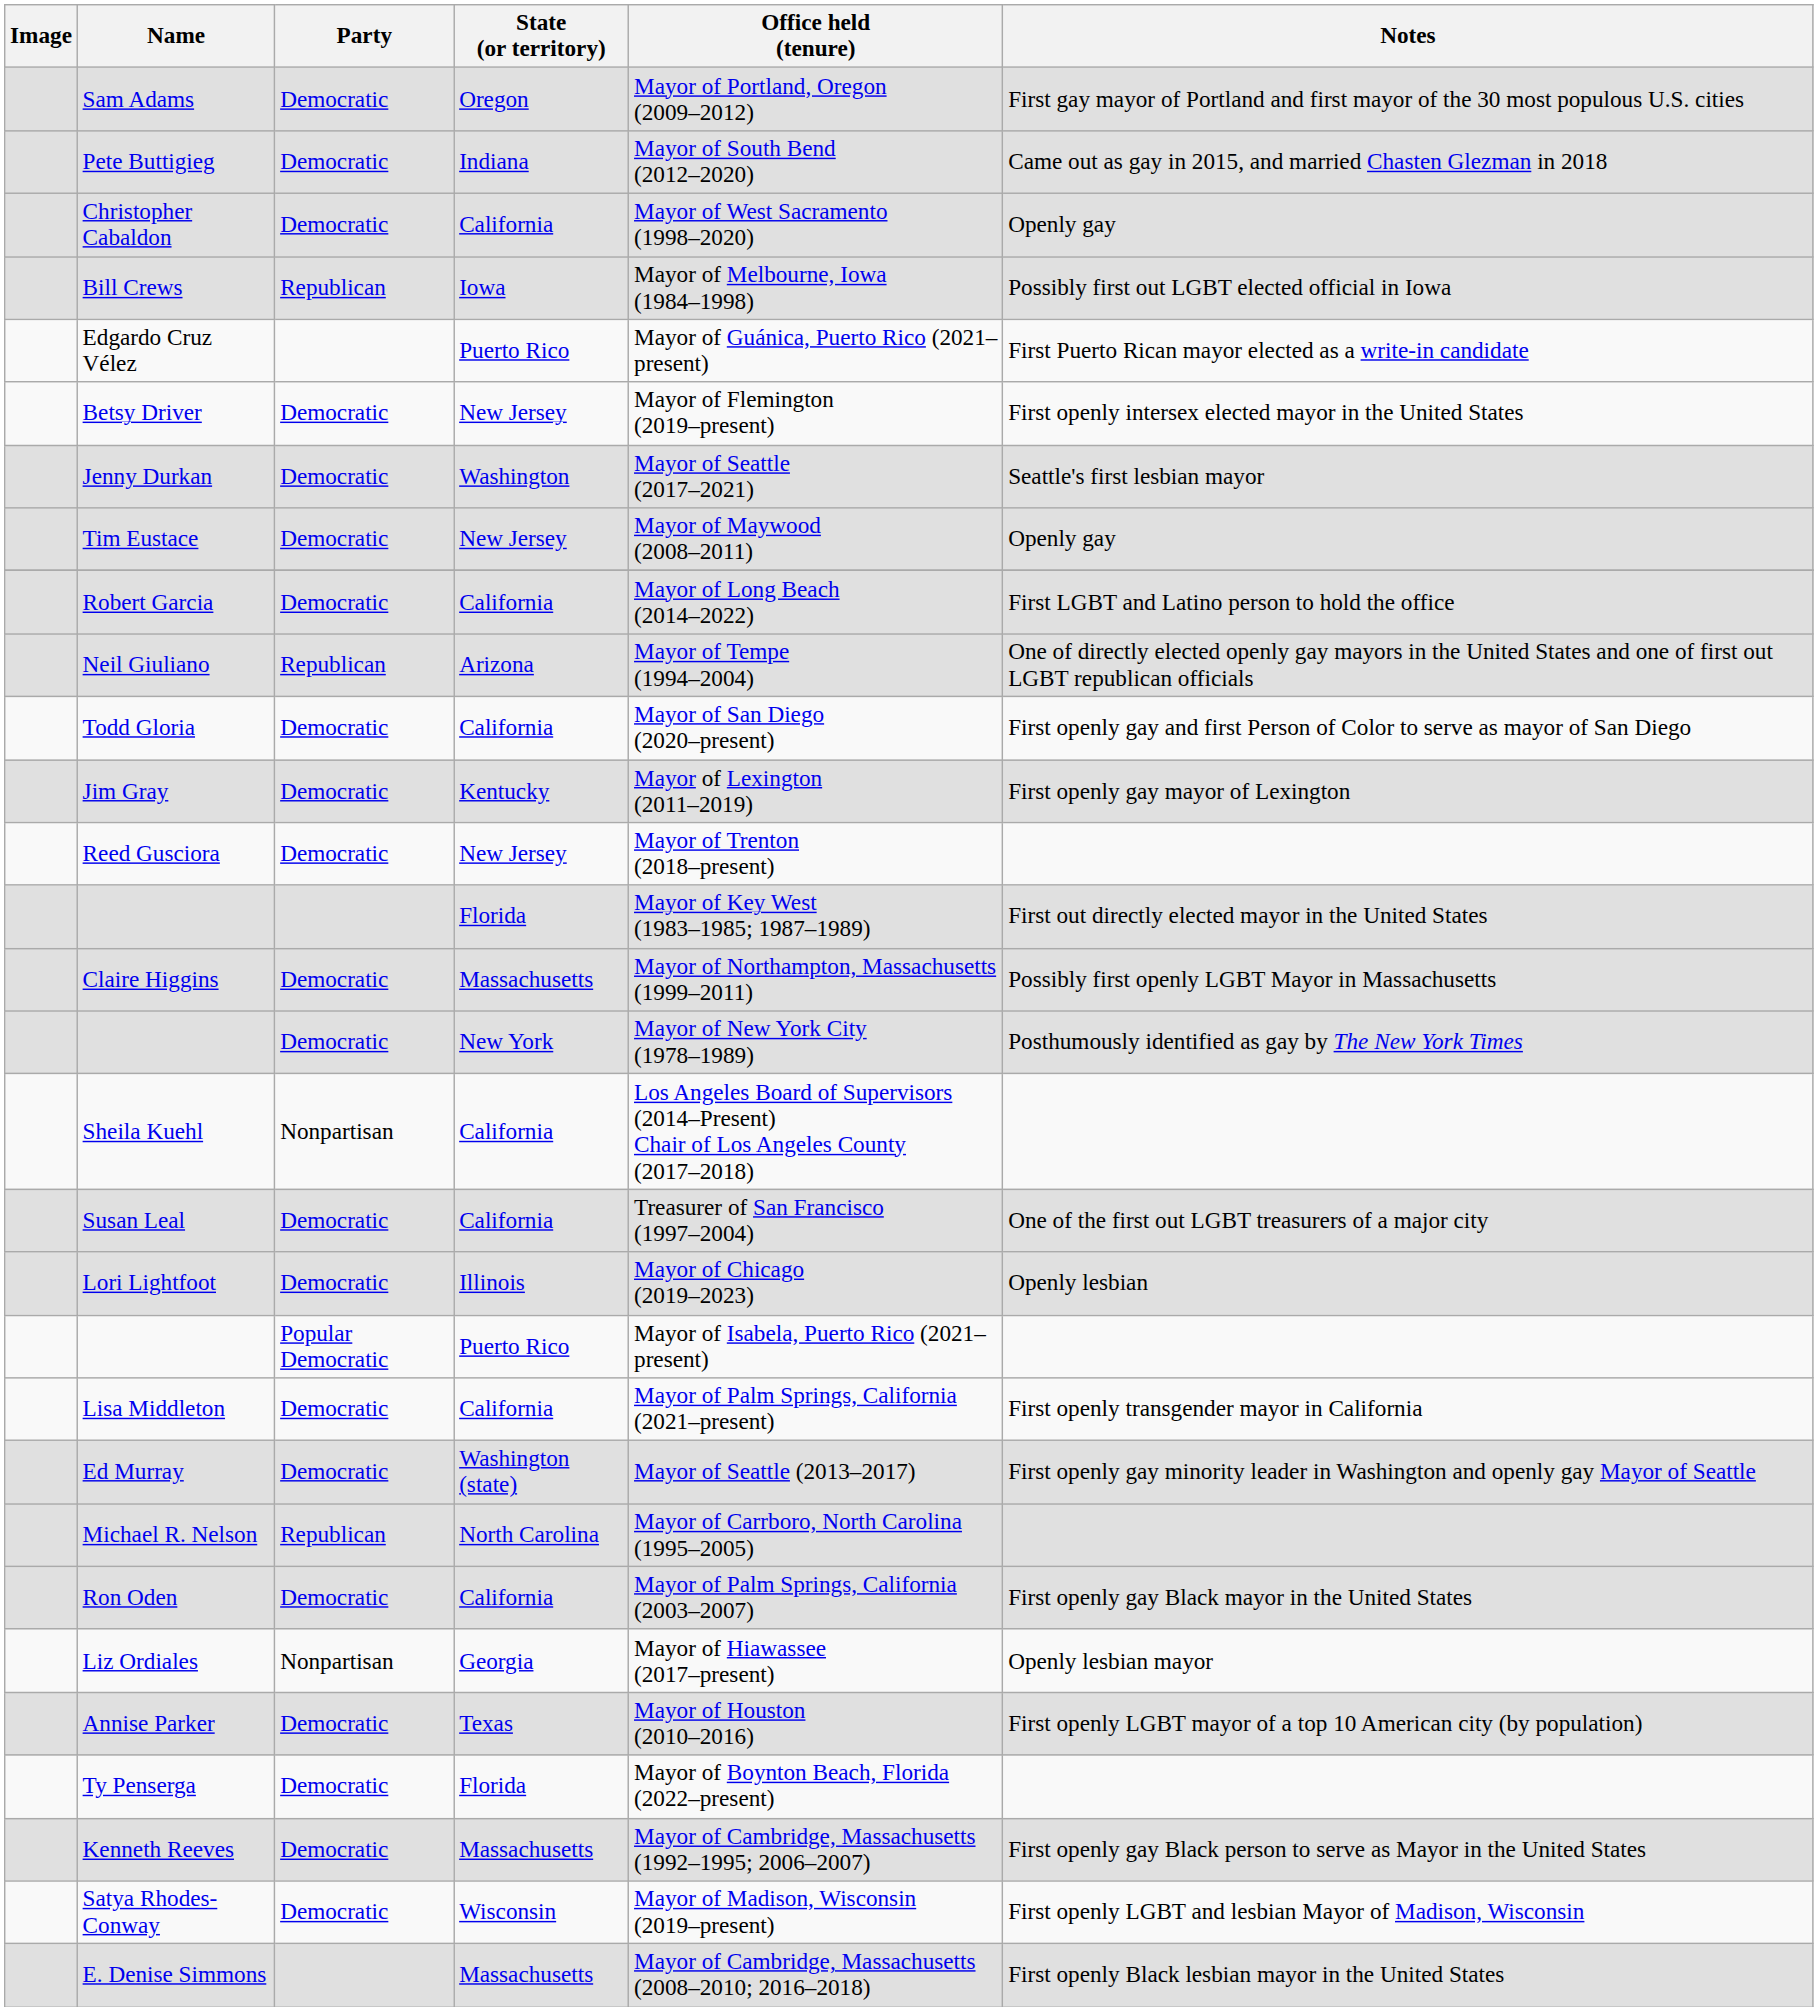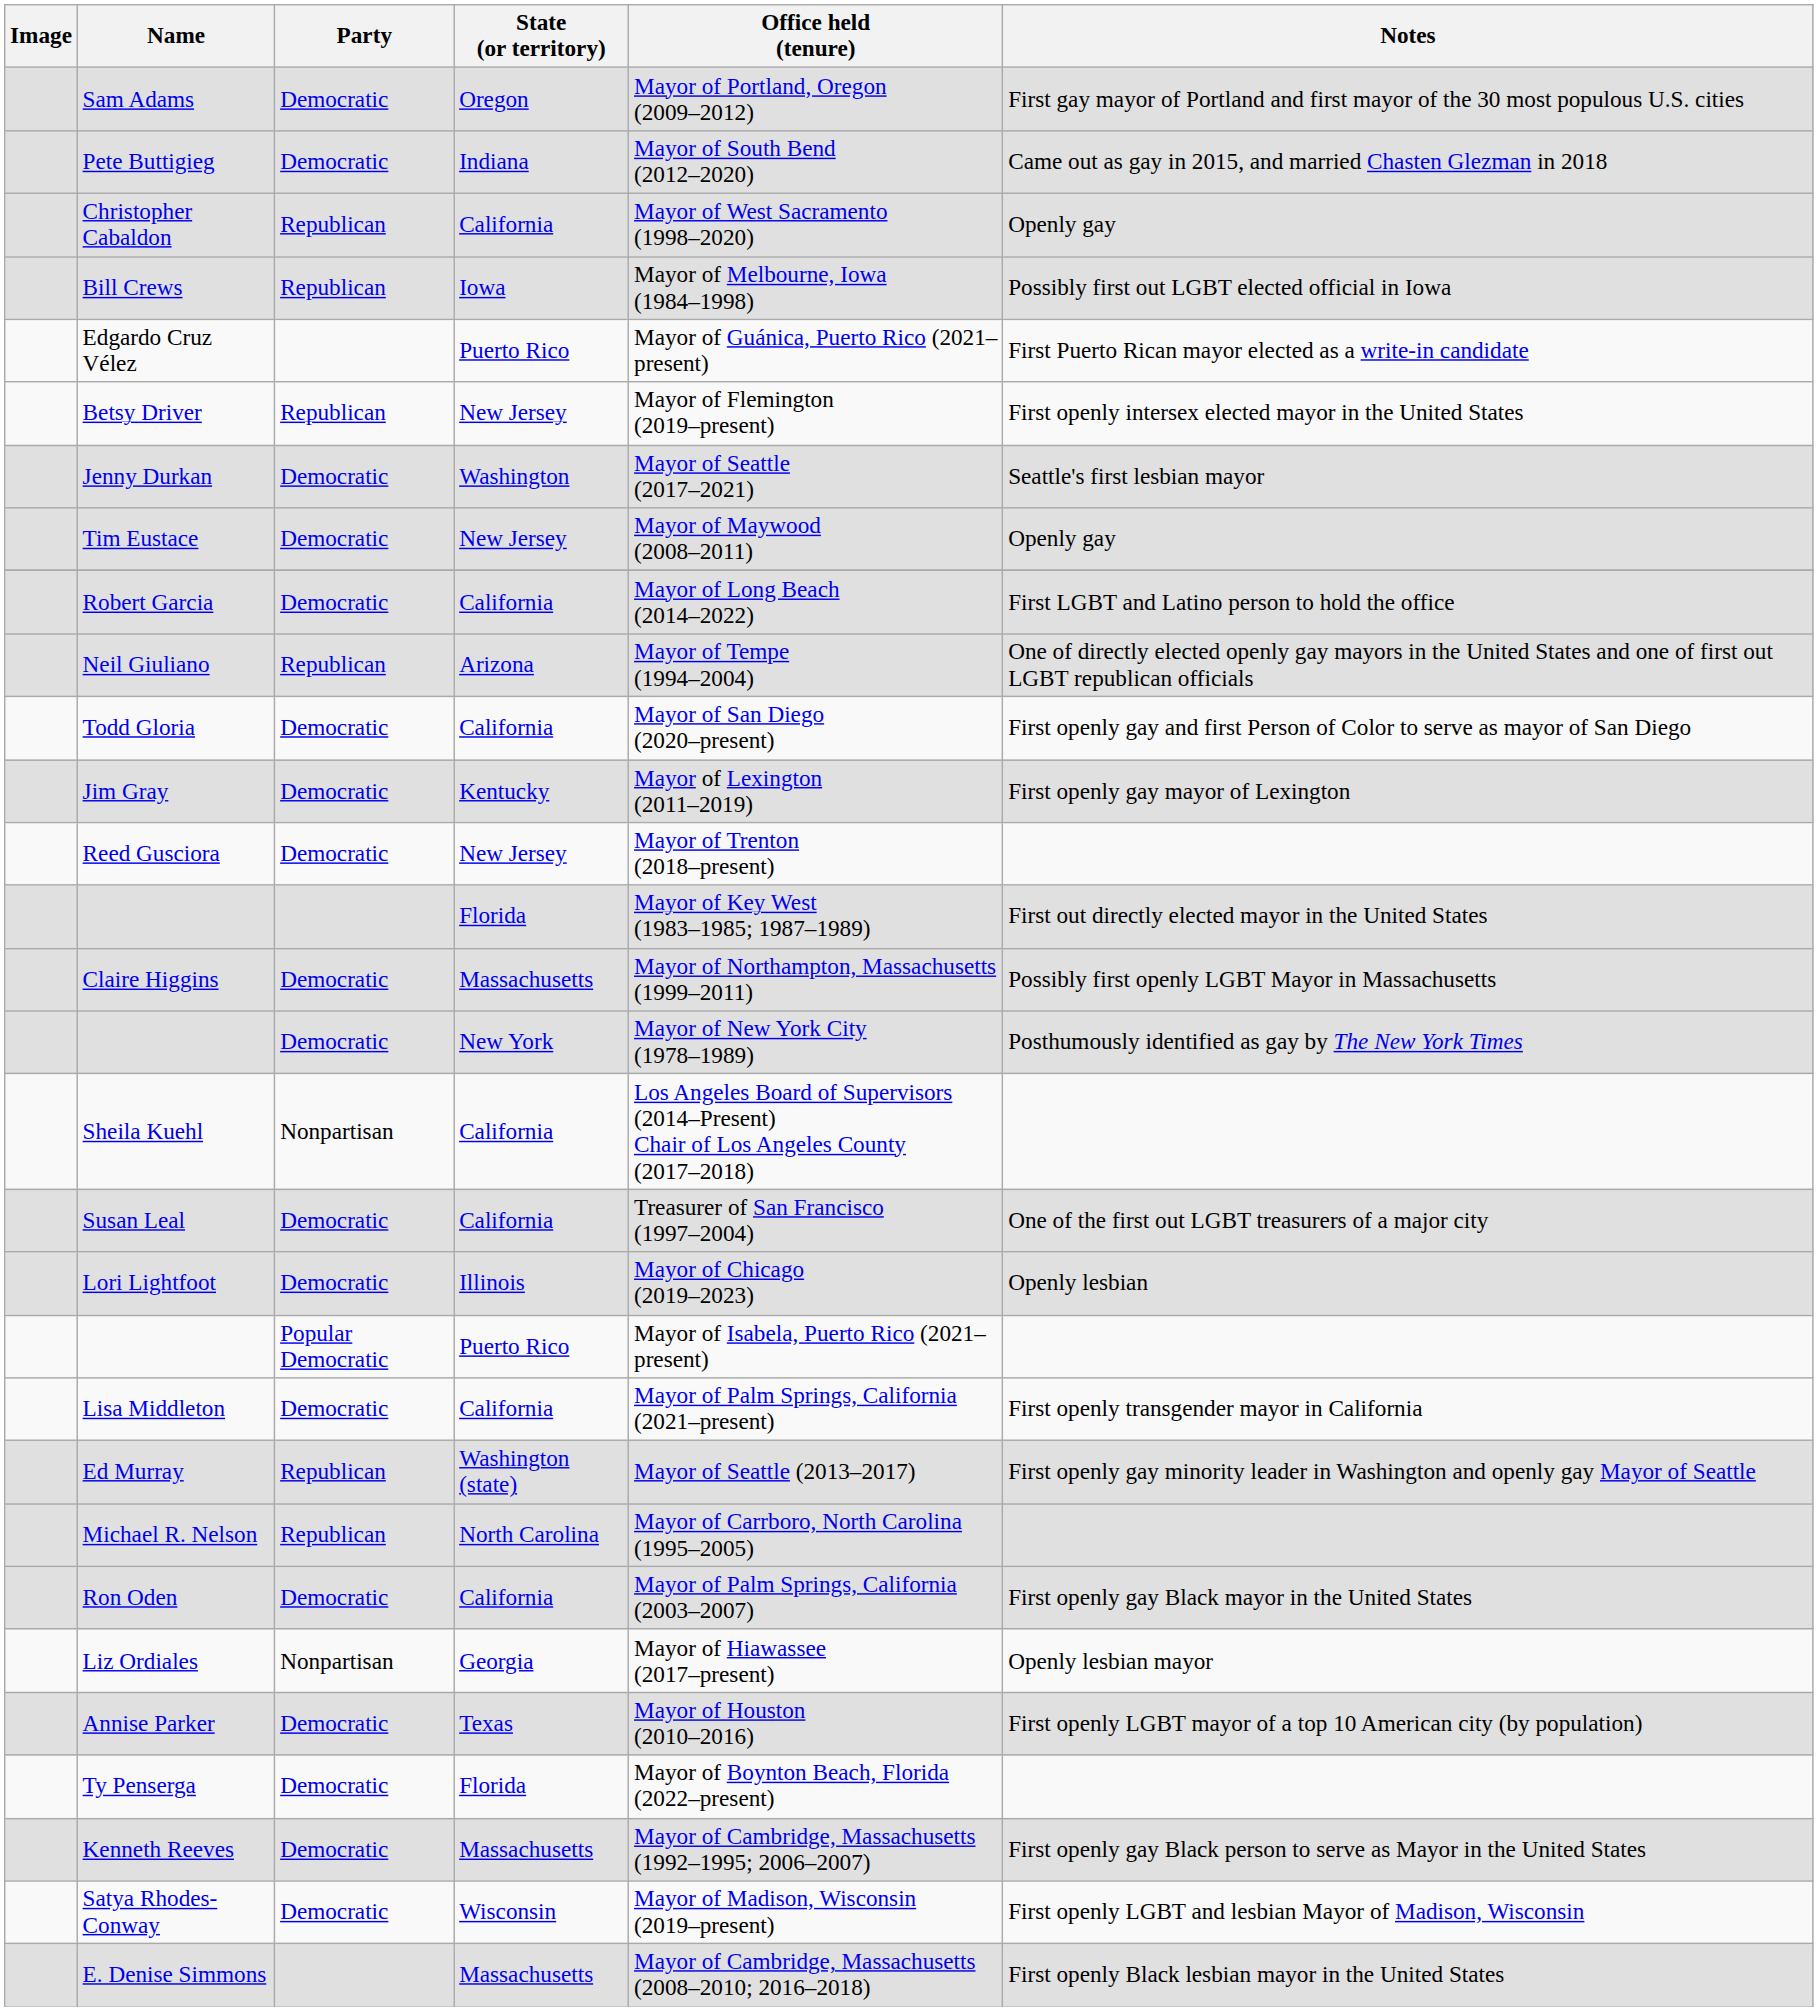(334, 224) Democratic -> (333, 224) Republican
(334, 413) Democratic -> (333, 413) Republican
(334, 1471) Democratic -> (333, 1471) Republican
